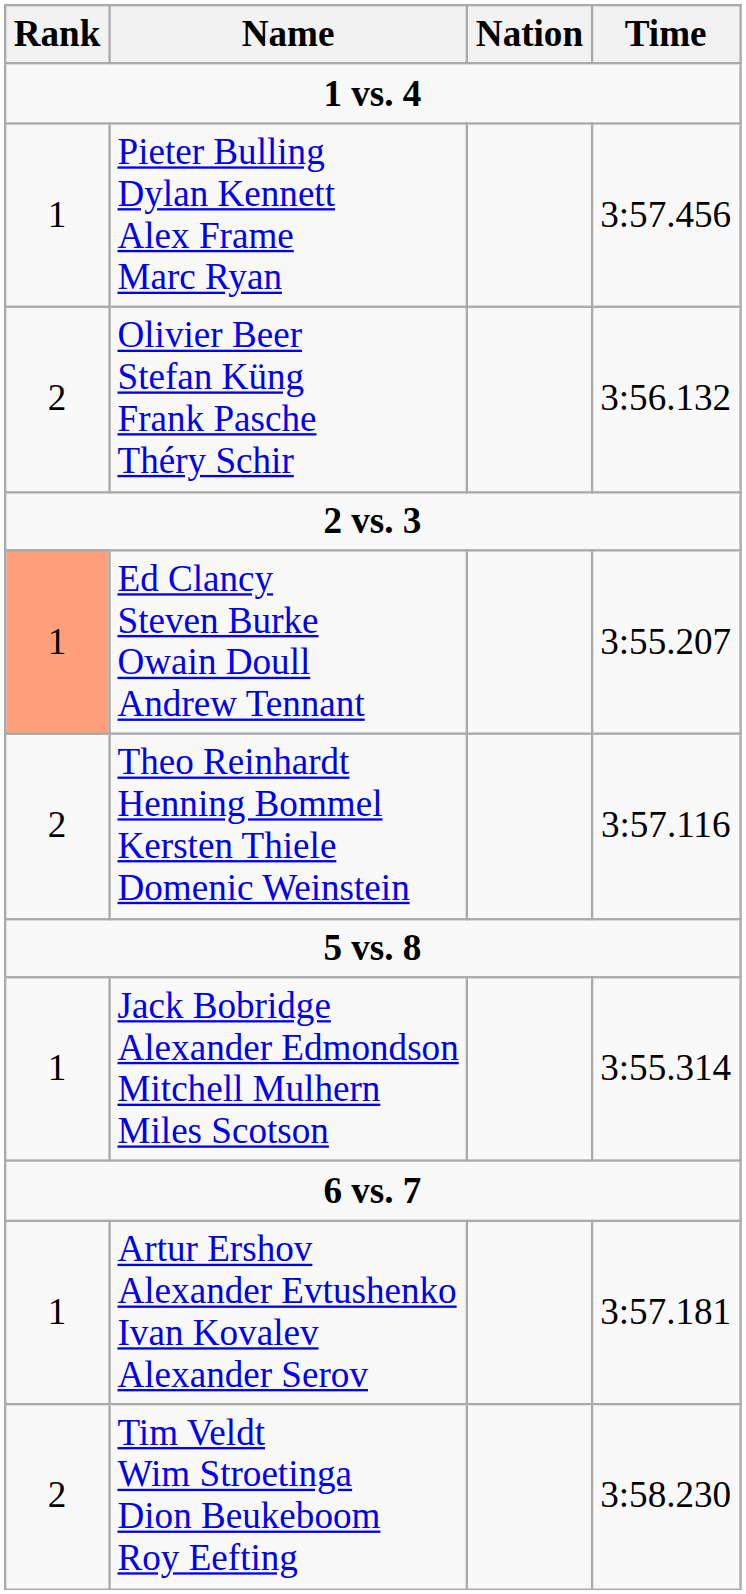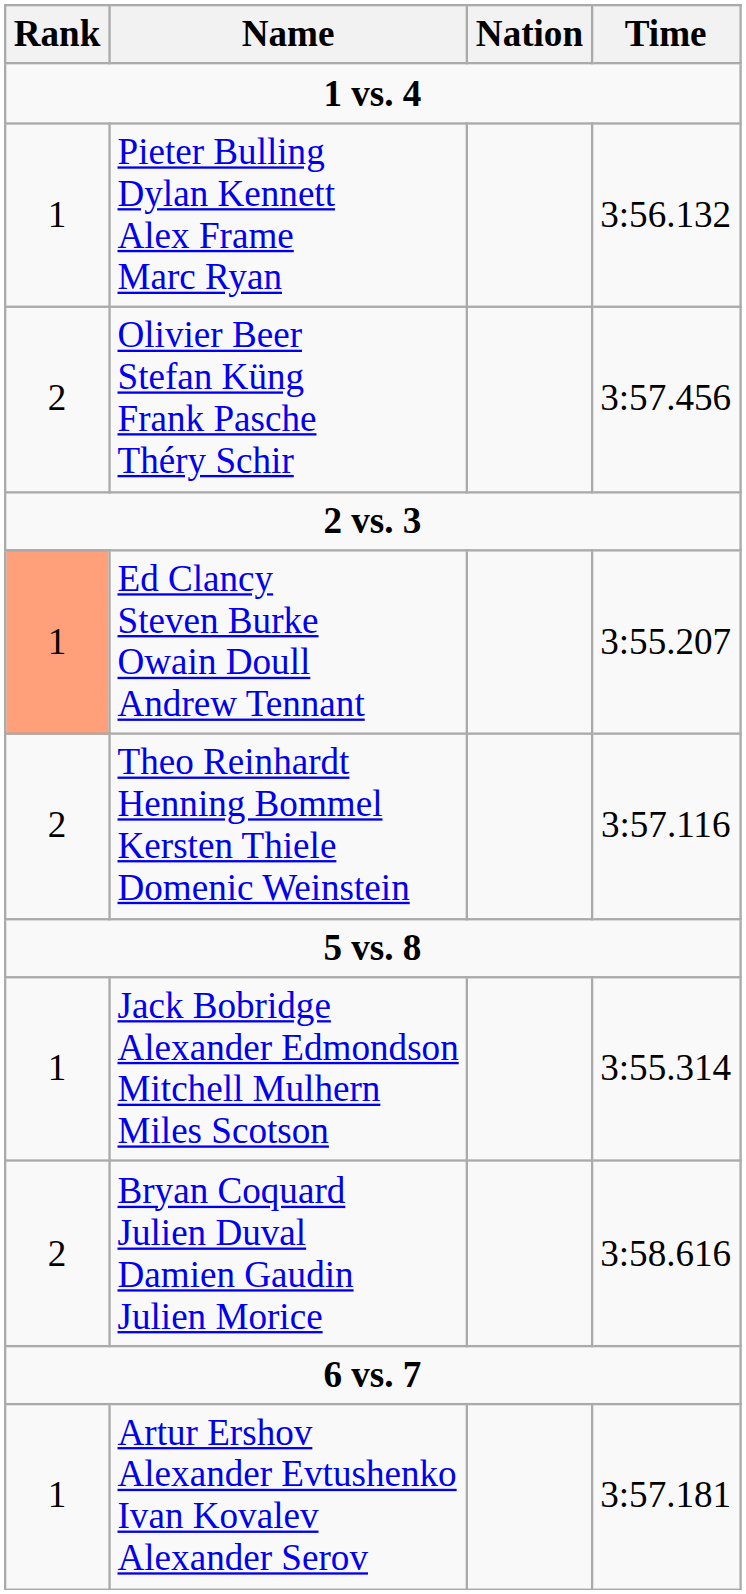(666, 214) 3:57.456 -> (666, 214) 3:56.132
(666, 398) 3:56.132 -> (666, 398) 3:57.456
+ row: (236, 1252)
- row: (249, 1495)
